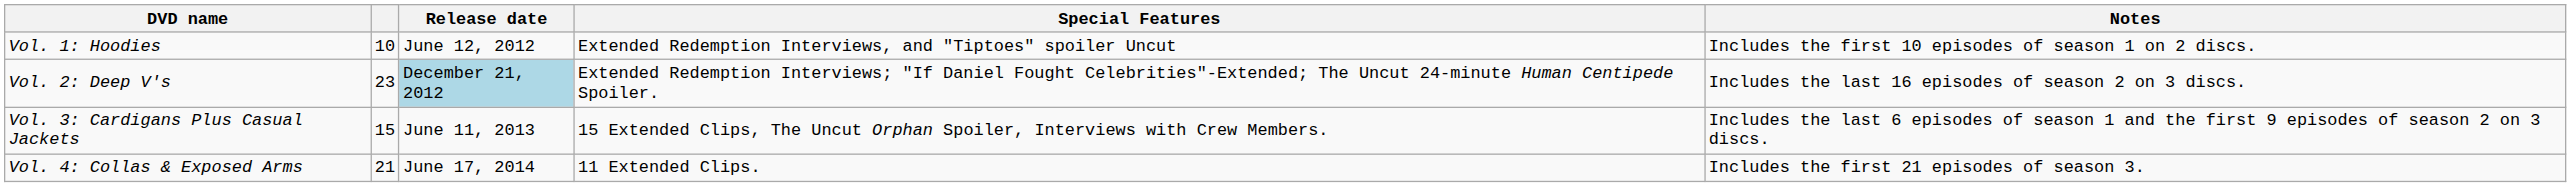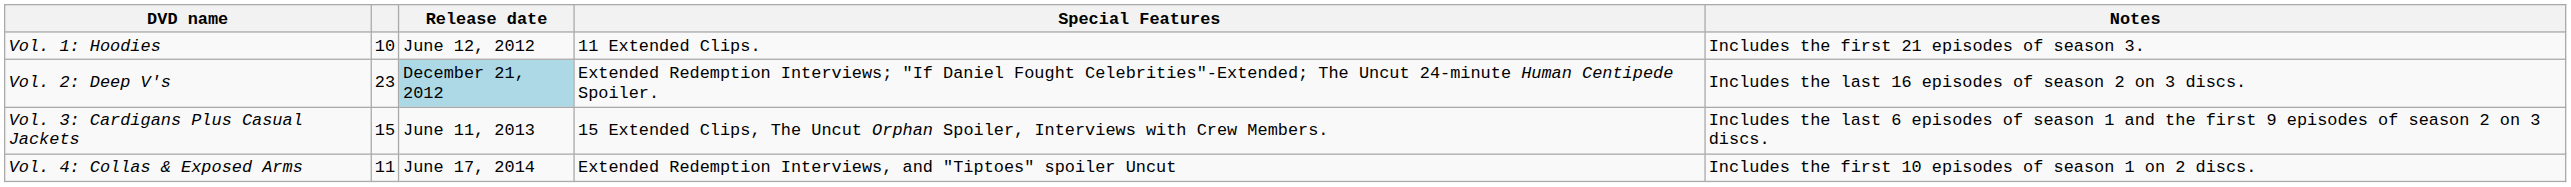(877, 46) Extended Redemption Interviews, and "Tiptoes" spoiler Uncut -> (669, 46) 11 Extended Clips.
(1983, 46) Includes the first 10 episodes of season 1 on 2 discs. -> (1927, 46) Includes the first 21 episodes of season 3.
(385, 168) 21 -> (385, 168) 11
(669, 168) 11 Extended Clips. -> (877, 168) Extended Redemption Interviews, and "Tiptoes" spoiler Uncut
(1927, 168) Includes the first 21 episodes of season 3. -> (1983, 168) Includes the first 10 episodes of season 1 on 2 discs.
